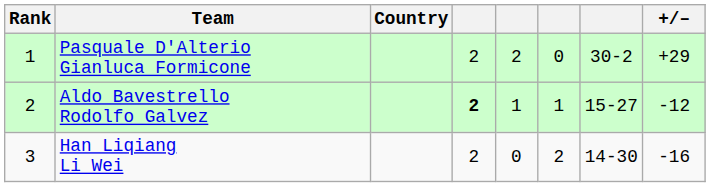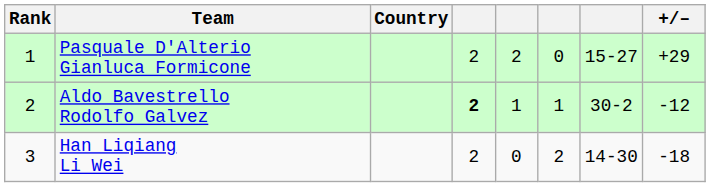(611, 58) 30-2 -> (611, 58) 15-27
(611, 107) 15-27 -> (611, 107) 30-2
(674, 157) -16 -> (674, 157) -18
